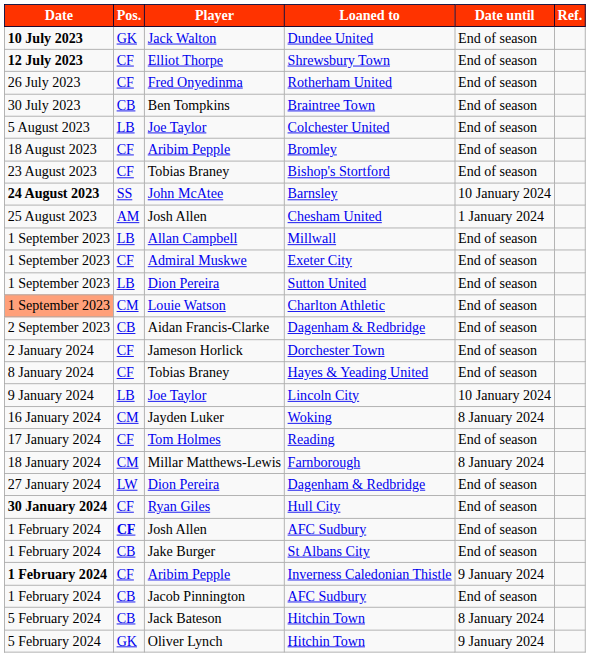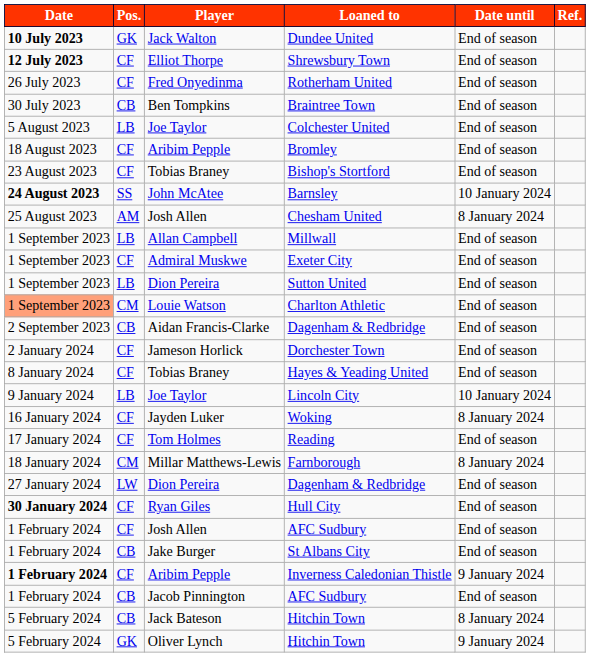(501, 216) 1 January 2024 -> (501, 216) 8 January 2024
(128, 417) CM -> (125, 417) CF
(126, 529) bold -> (125, 529) normal
